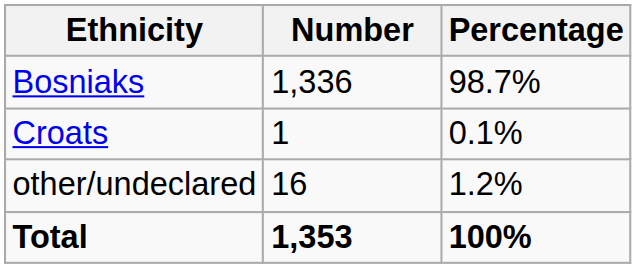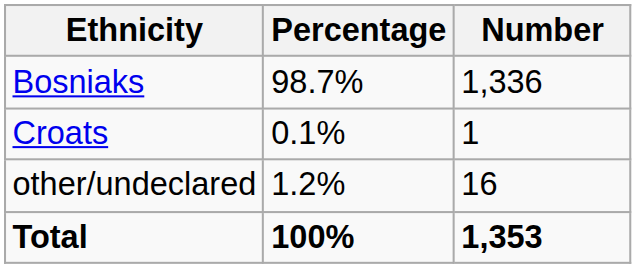columns swapped: (352, 30) <-> (536, 30)
